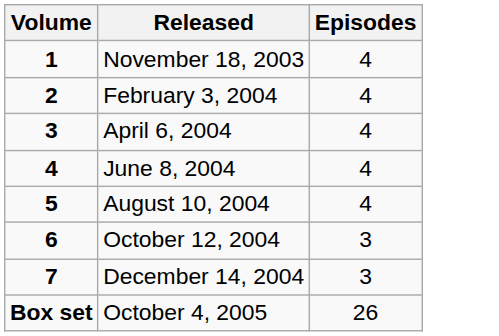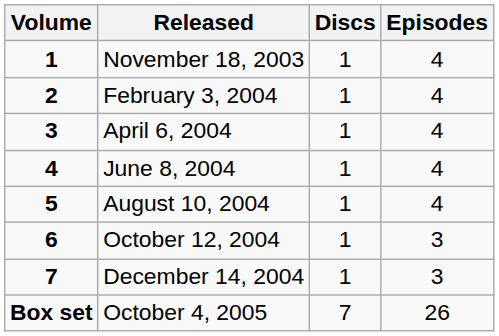+ column: (345, 22)
